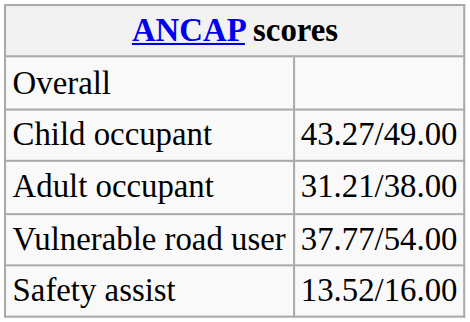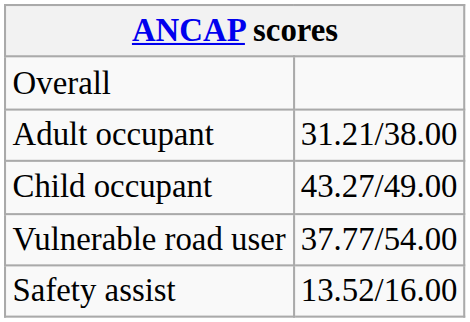rows swapped: (113, 186) <-> (112, 134)
